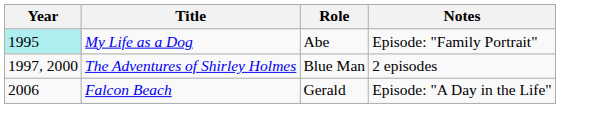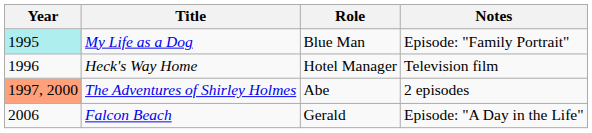(316, 41) Abe -> (334, 41) Blue Man
+ row: (141, 66)
(43, 66) no background -> (43, 90) lightsalmon background
(334, 66) Blue Man -> (316, 90) Abe
